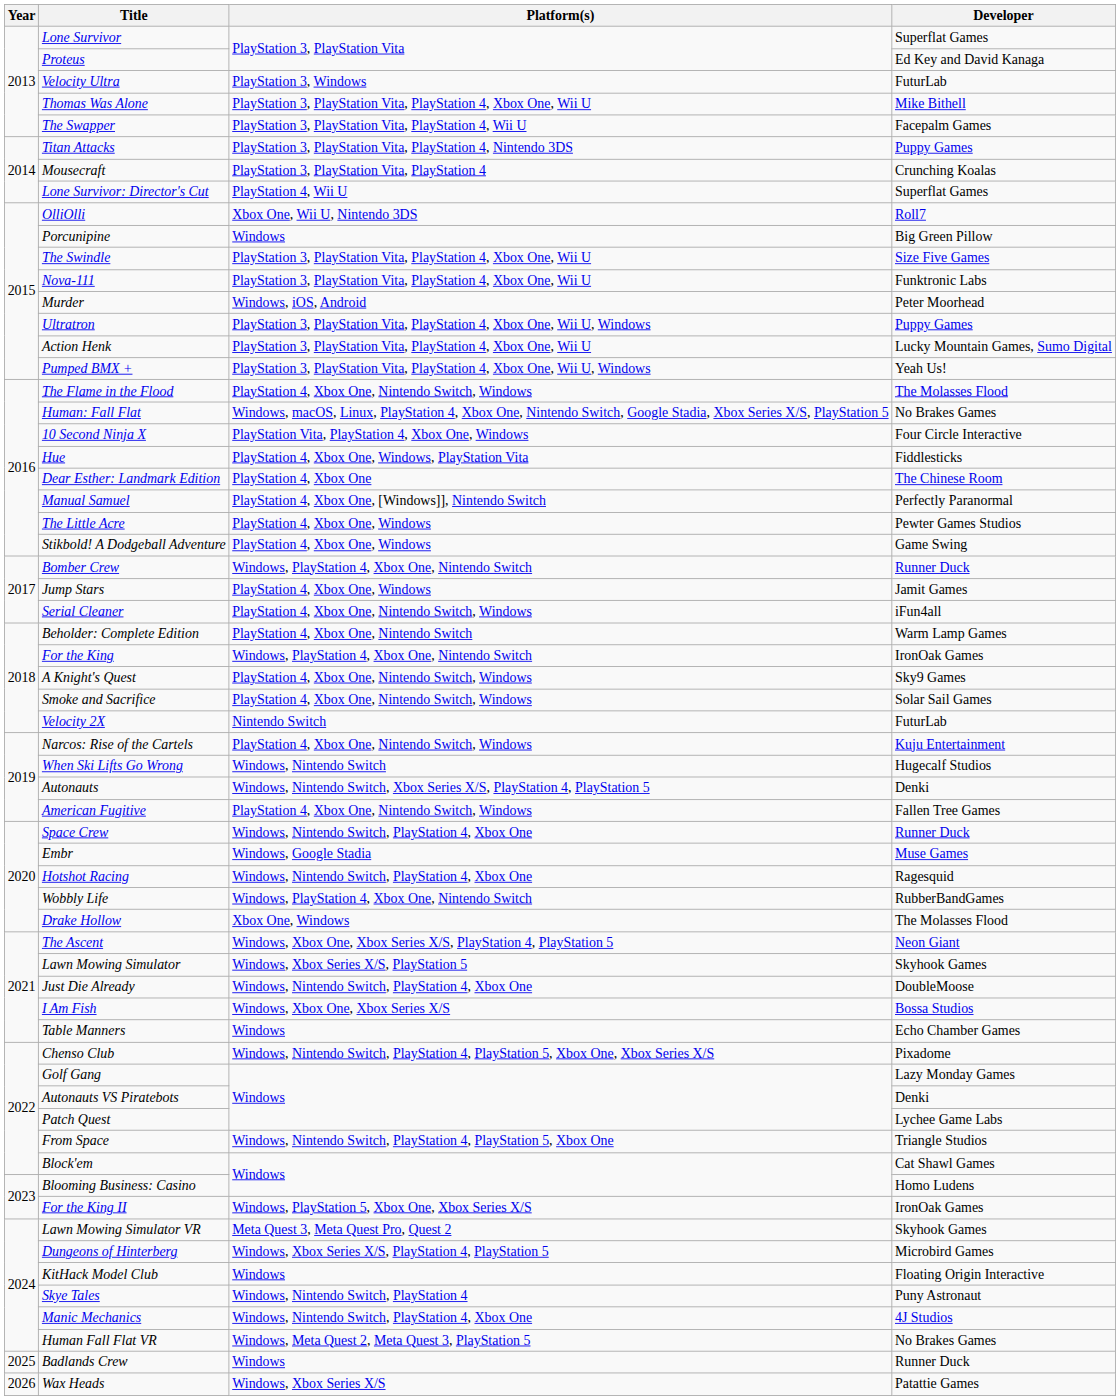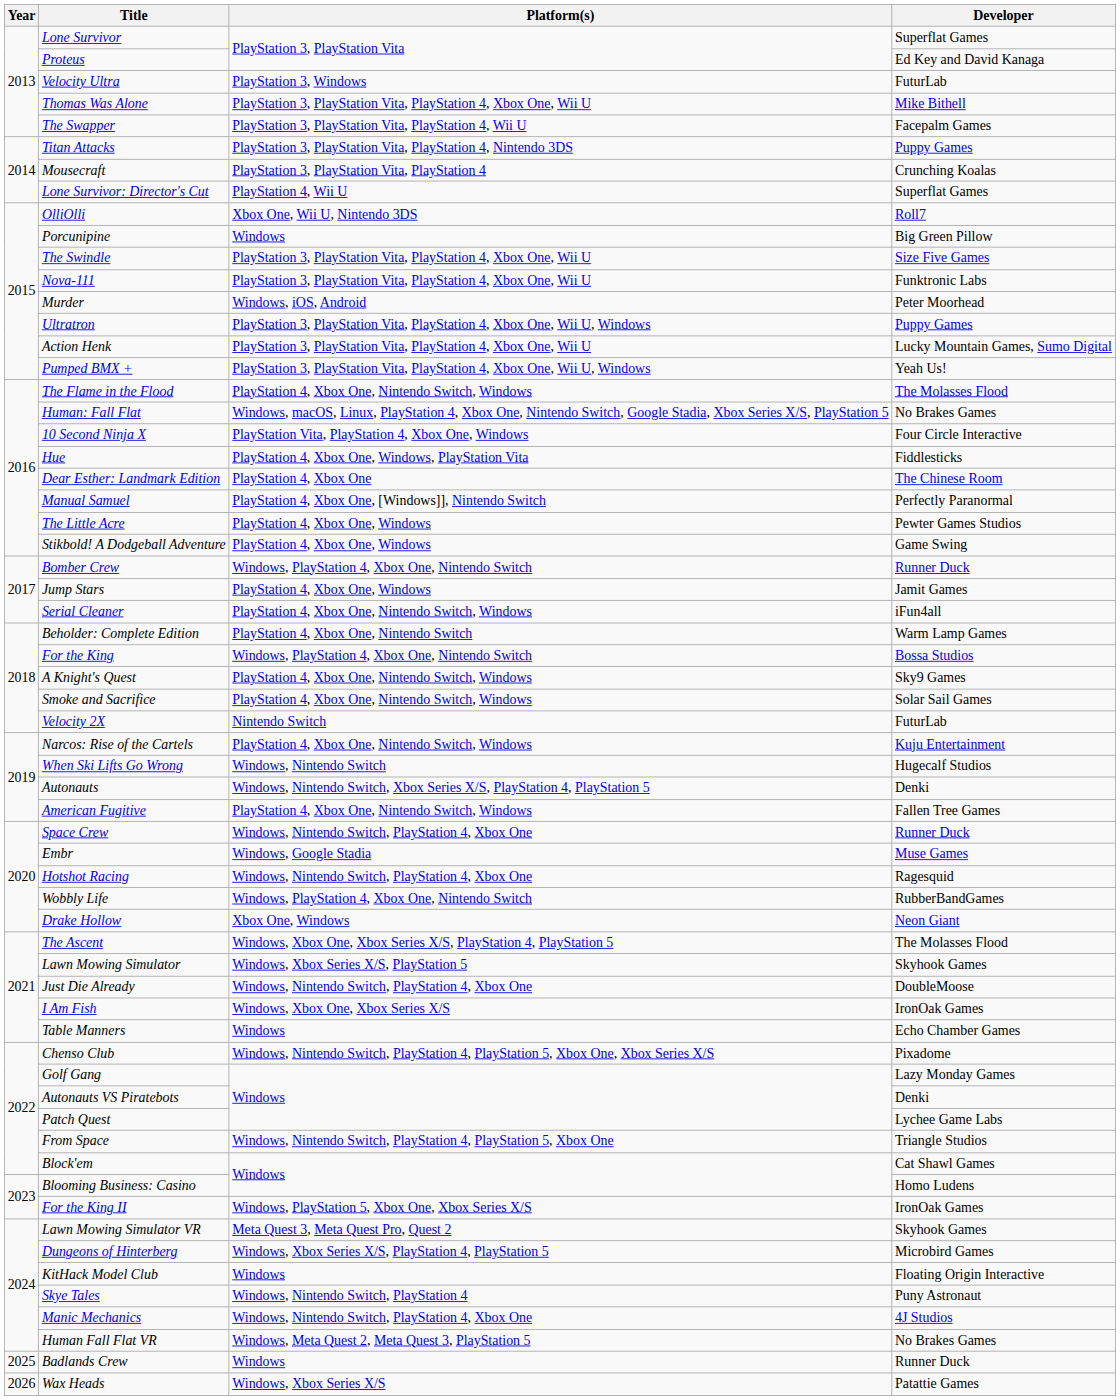(939, 655) IronOak Games -> (934, 655) Bossa Studios
(951, 920) The Molasses Flood -> (927, 920) Neon Giant
(927, 942) Neon Giant -> (951, 942) The Molasses Flood
(934, 1008) Bossa Studios -> (939, 1008) IronOak Games
